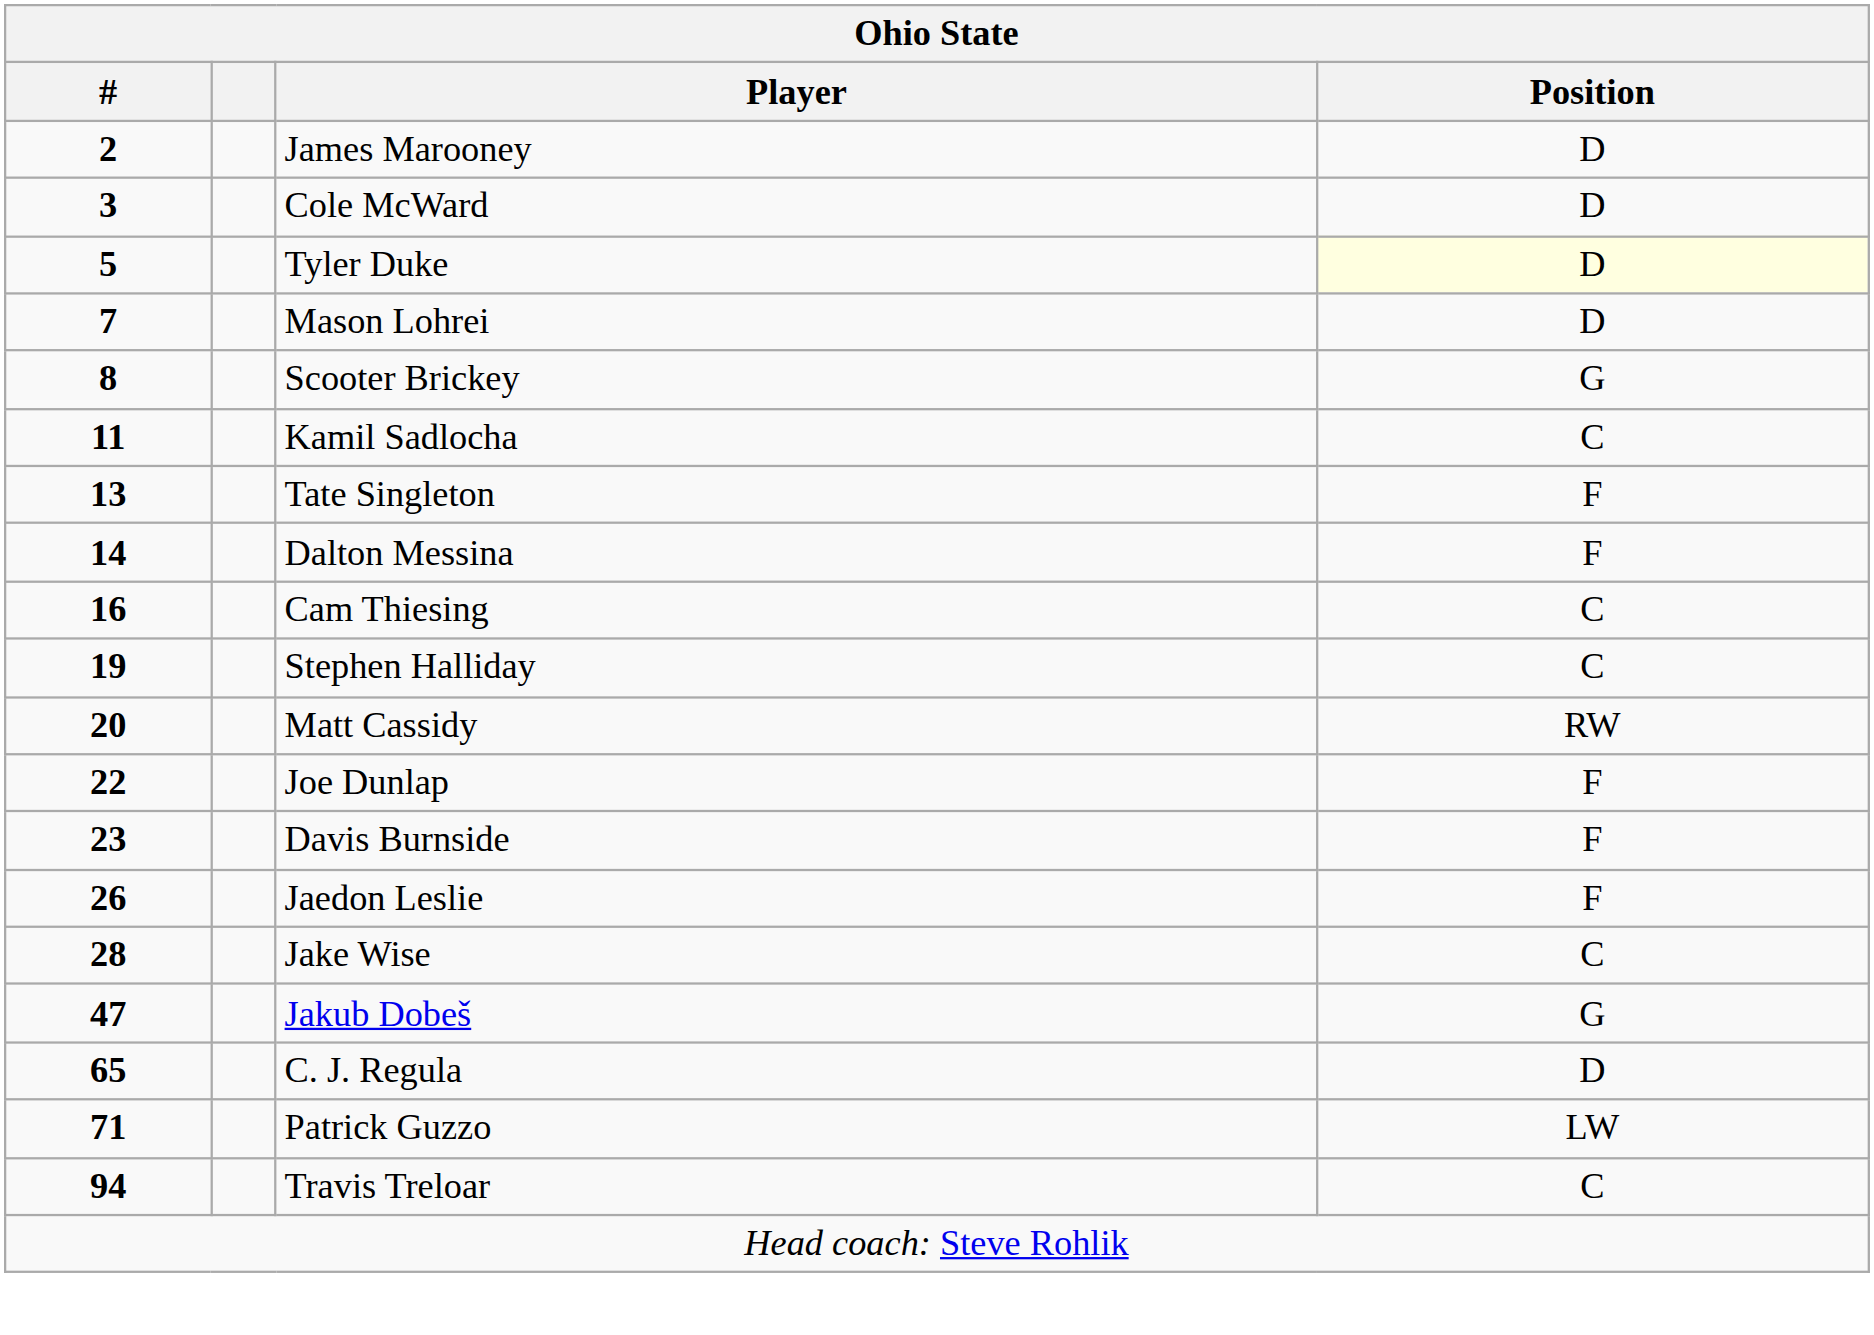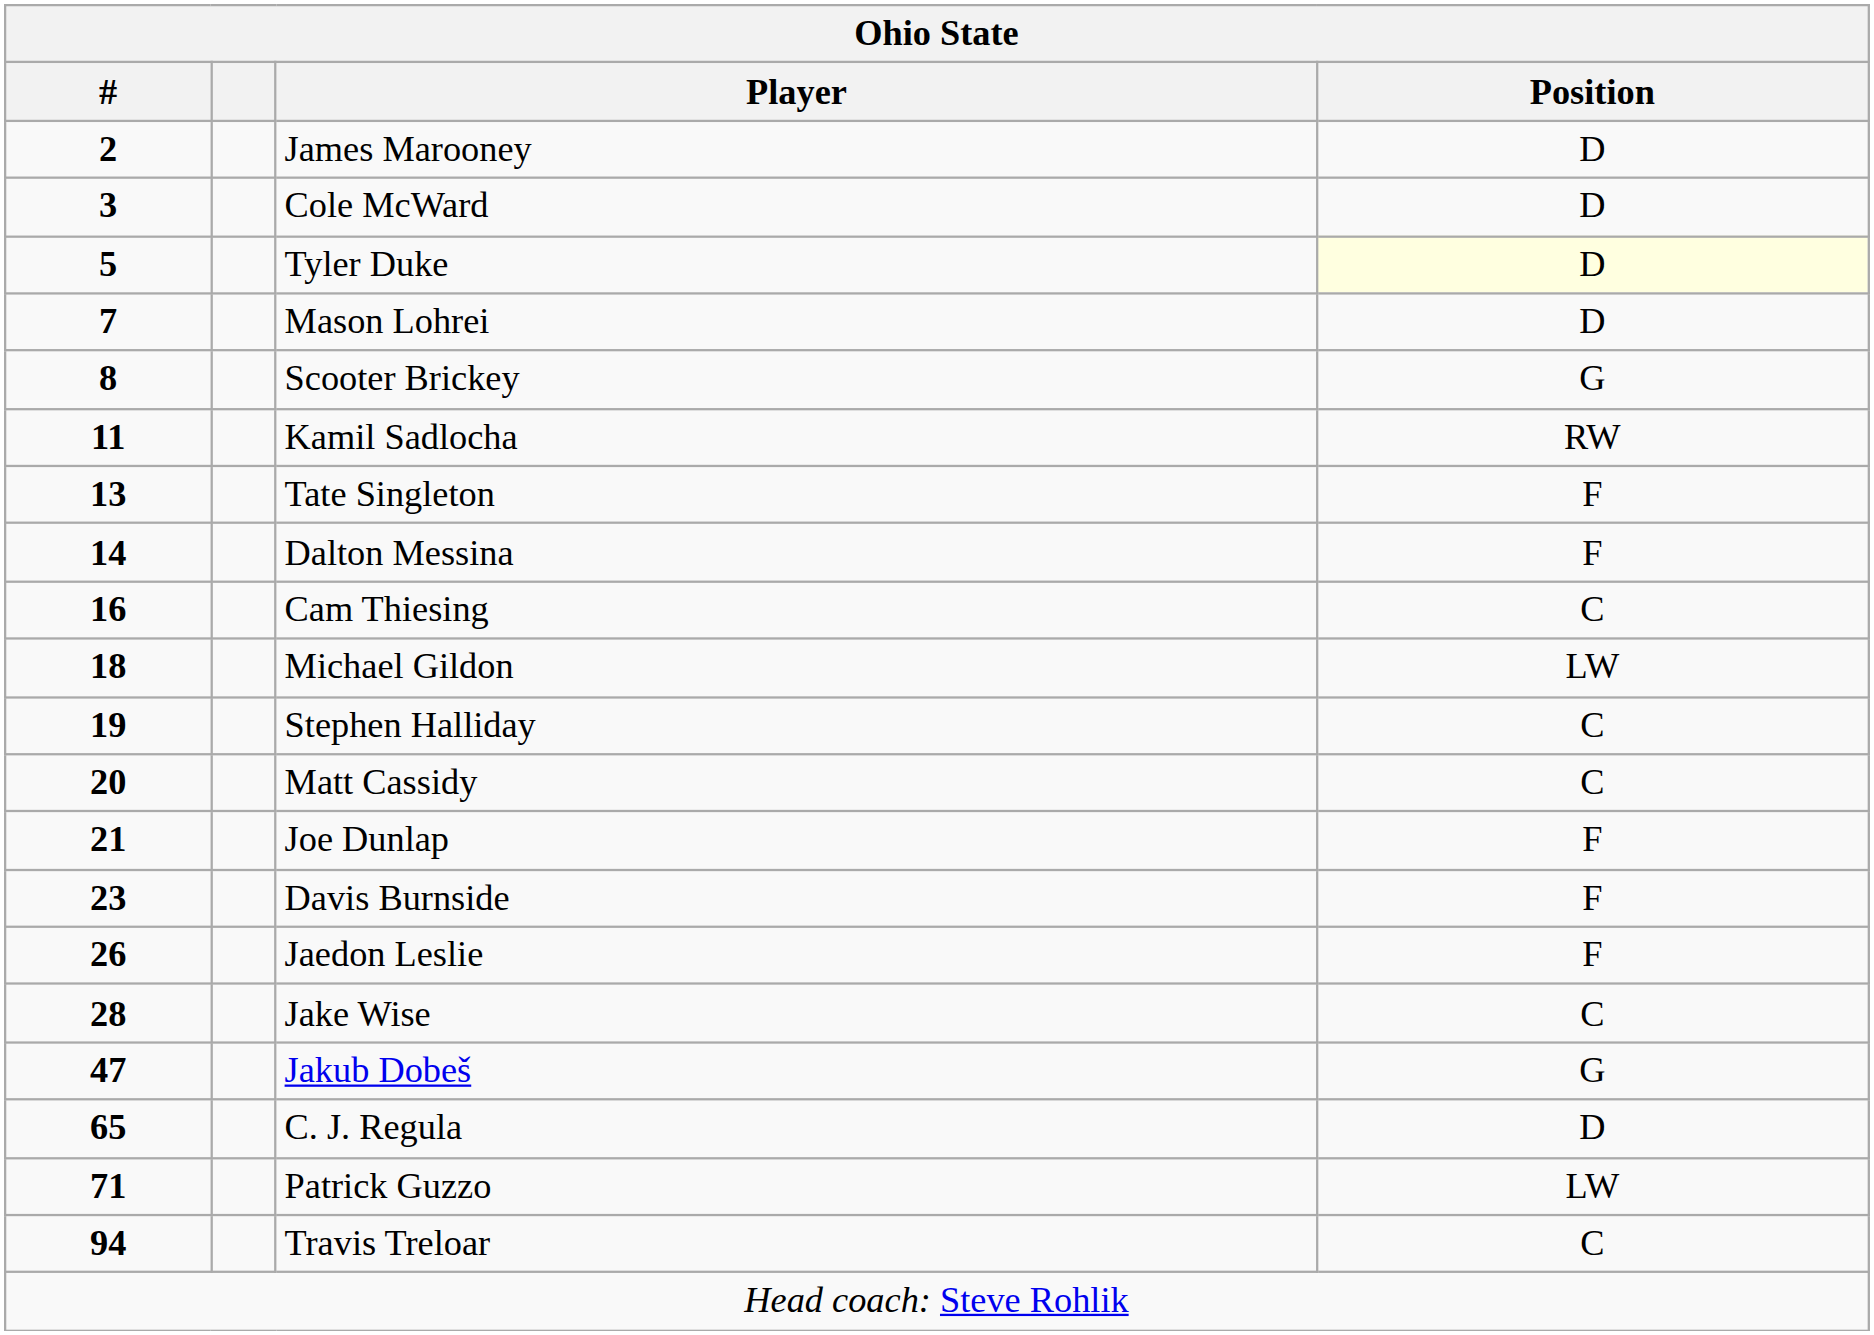(1592, 436) C -> (1592, 436) RW
+ row: (399, 666)
(1592, 724) RW -> (1592, 782) C
(108, 782) 22 -> (108, 839) 21
